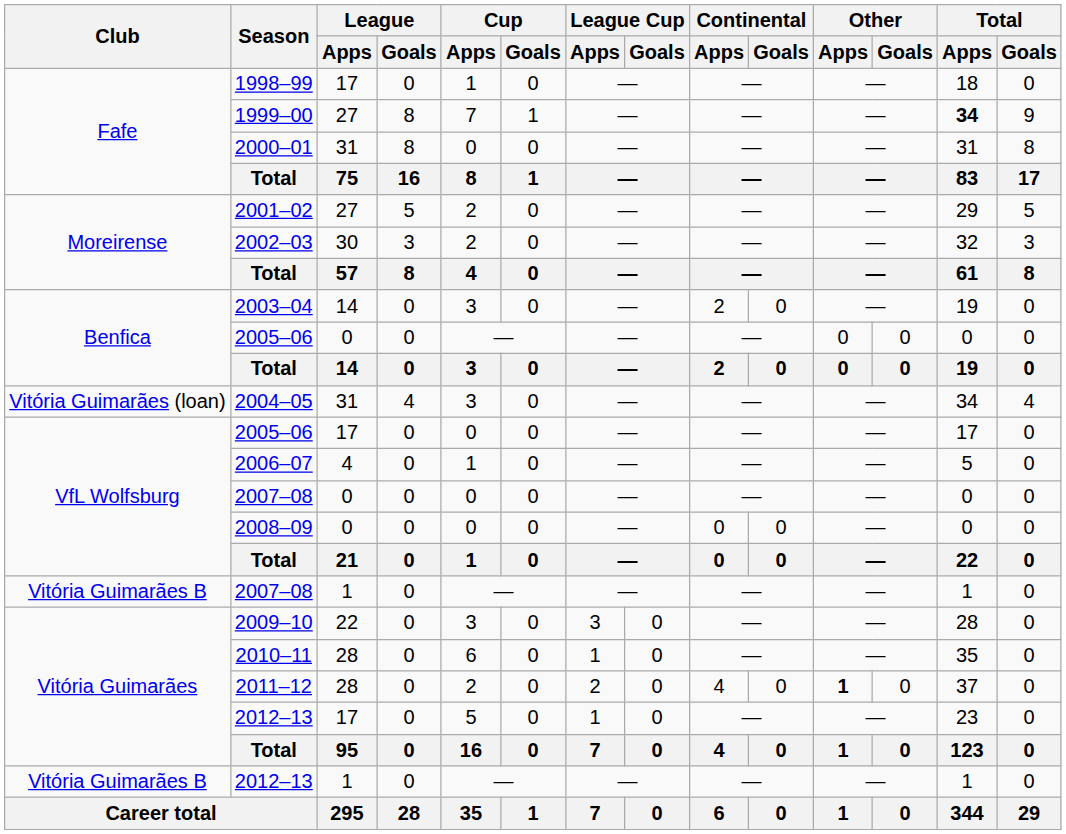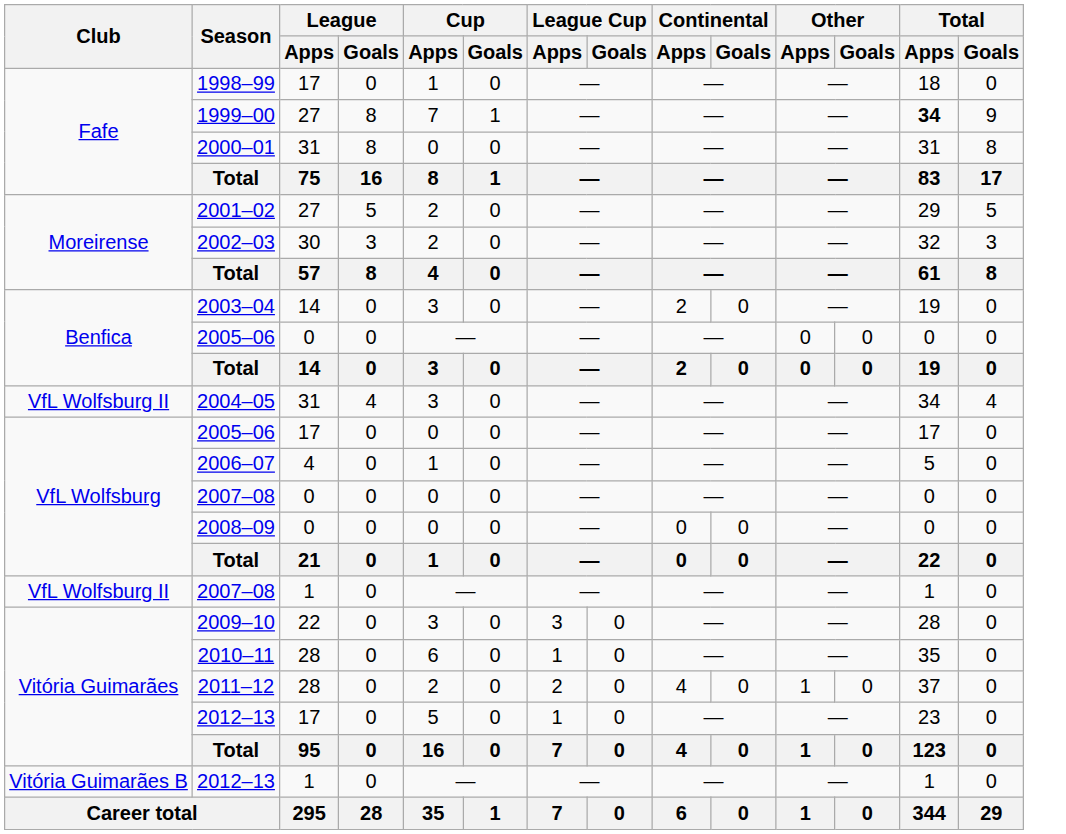(117, 400) Vitória Guimarães (loan) -> (99, 400) VfL Wolfsburg II
(117, 591) Vitória Guimarães B -> (99, 591) VfL Wolfsburg II
(843, 686) bold -> (805, 686) normal
